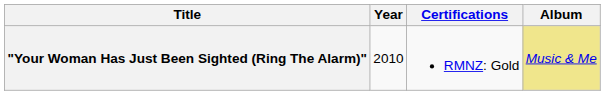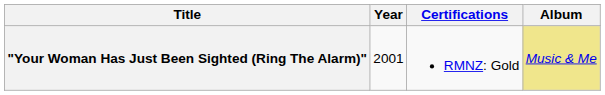(388, 58) 2010 -> (388, 58) 2001
